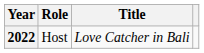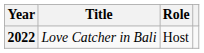columns swapped: (132, 15) <-> (55, 15)
